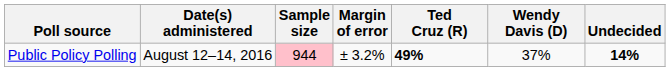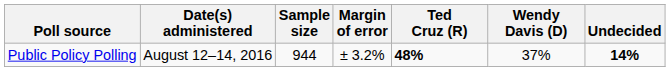(304, 54) pink background -> (304, 54) no background
(409, 54) 49% -> (409, 54) 48%
